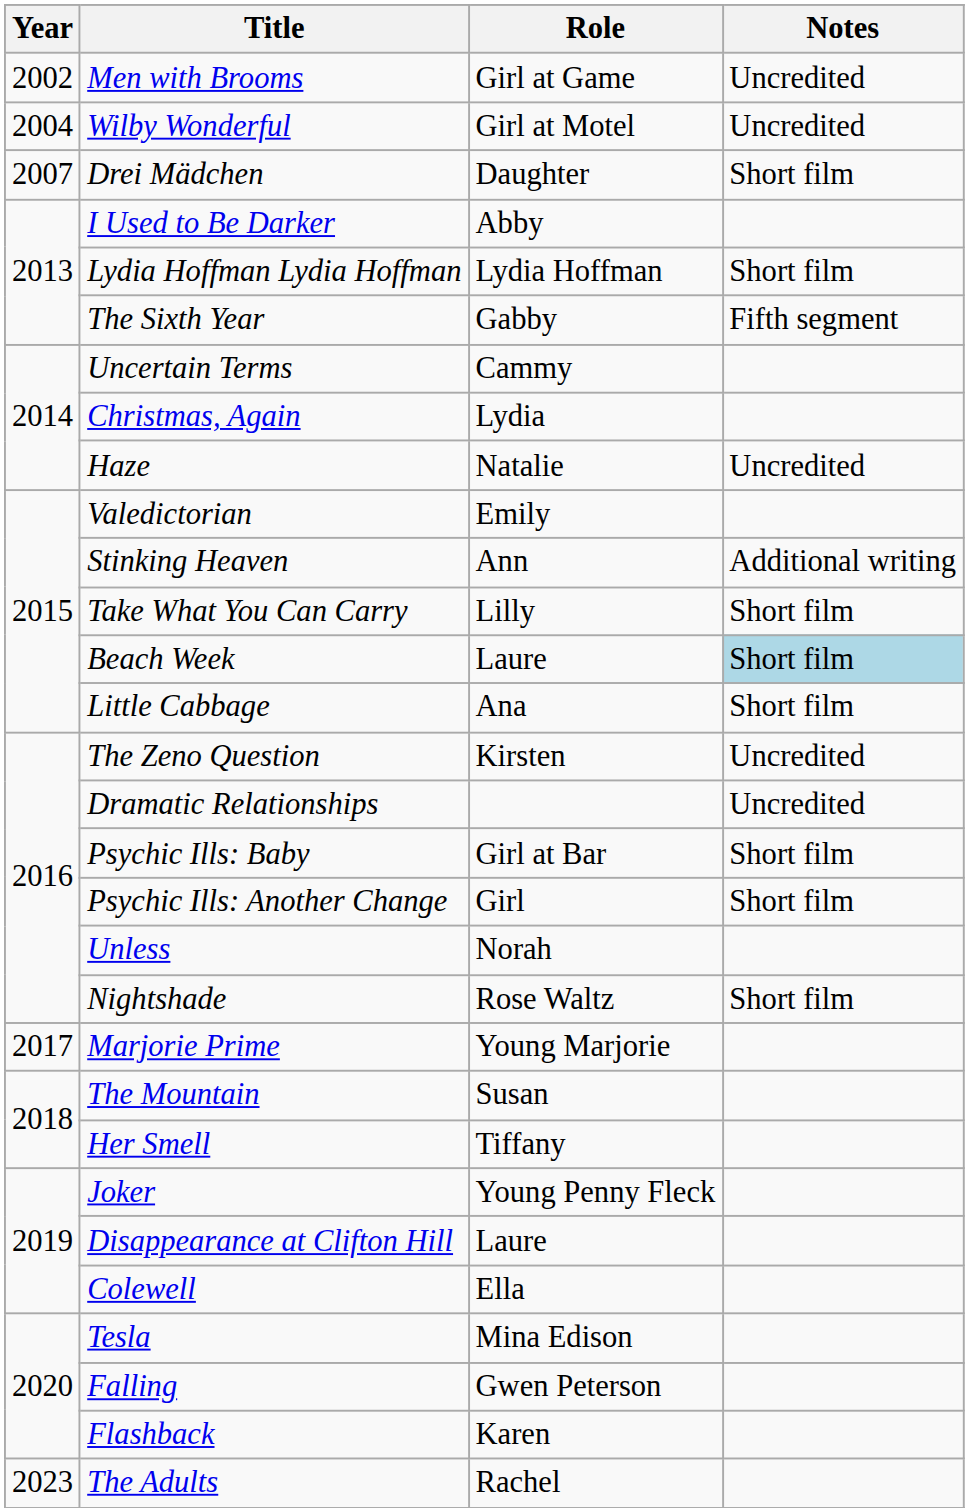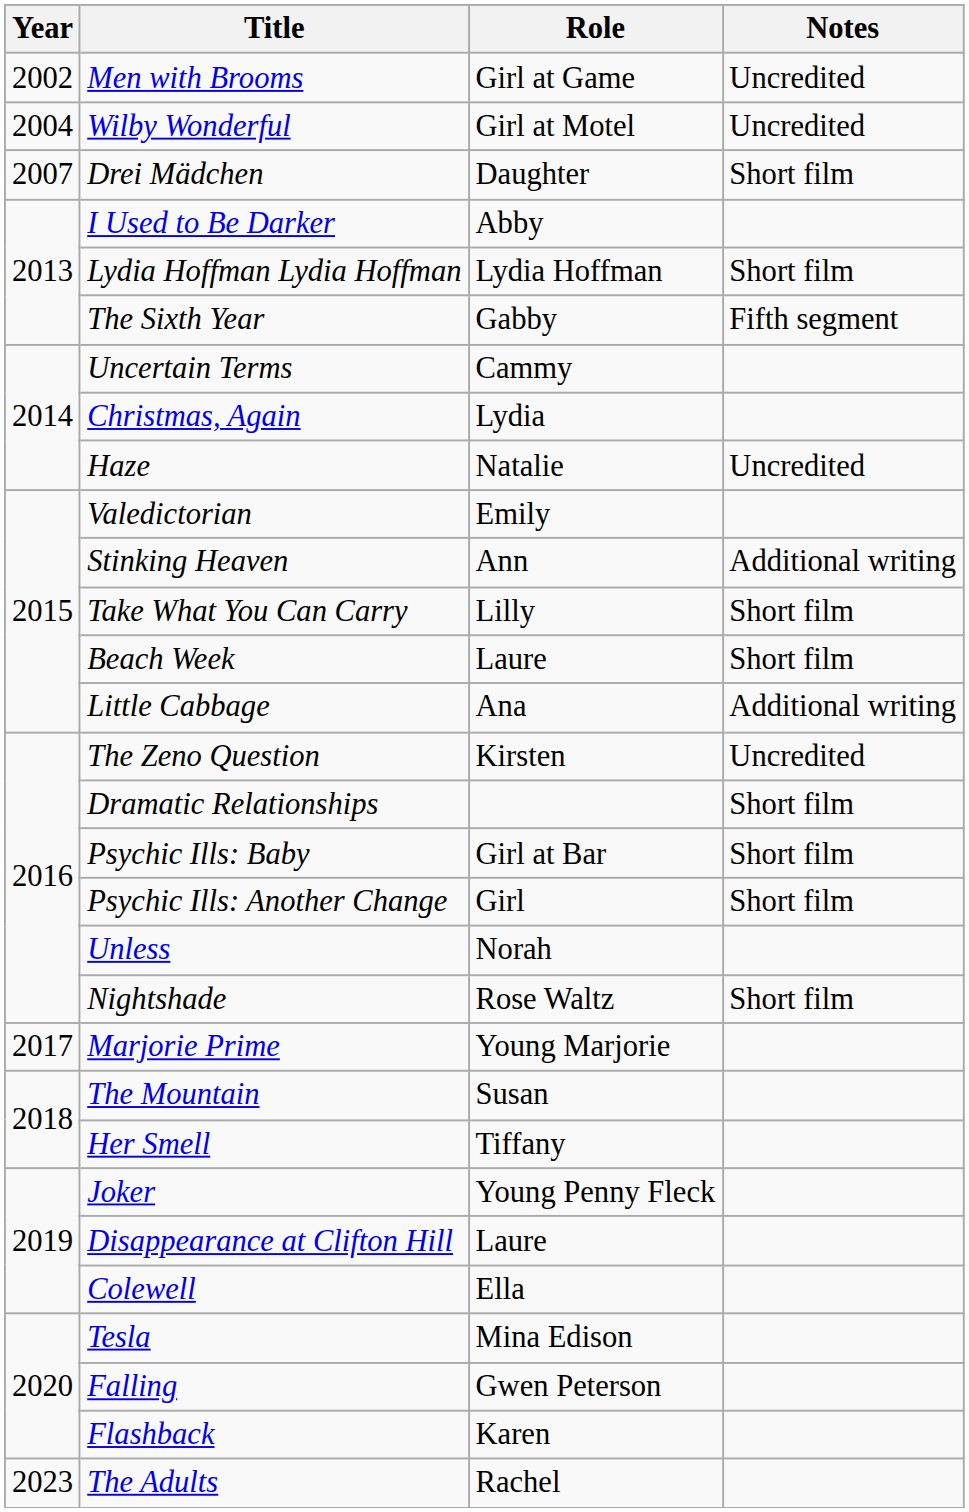(792, 658) lightblue background -> (792, 658) no background
(792, 707) Short film -> (843, 707) Additional writing
(797, 804) Uncredited -> (792, 804) Short film
